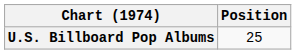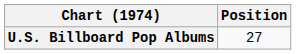(254, 38) 25 -> (254, 38) 27
